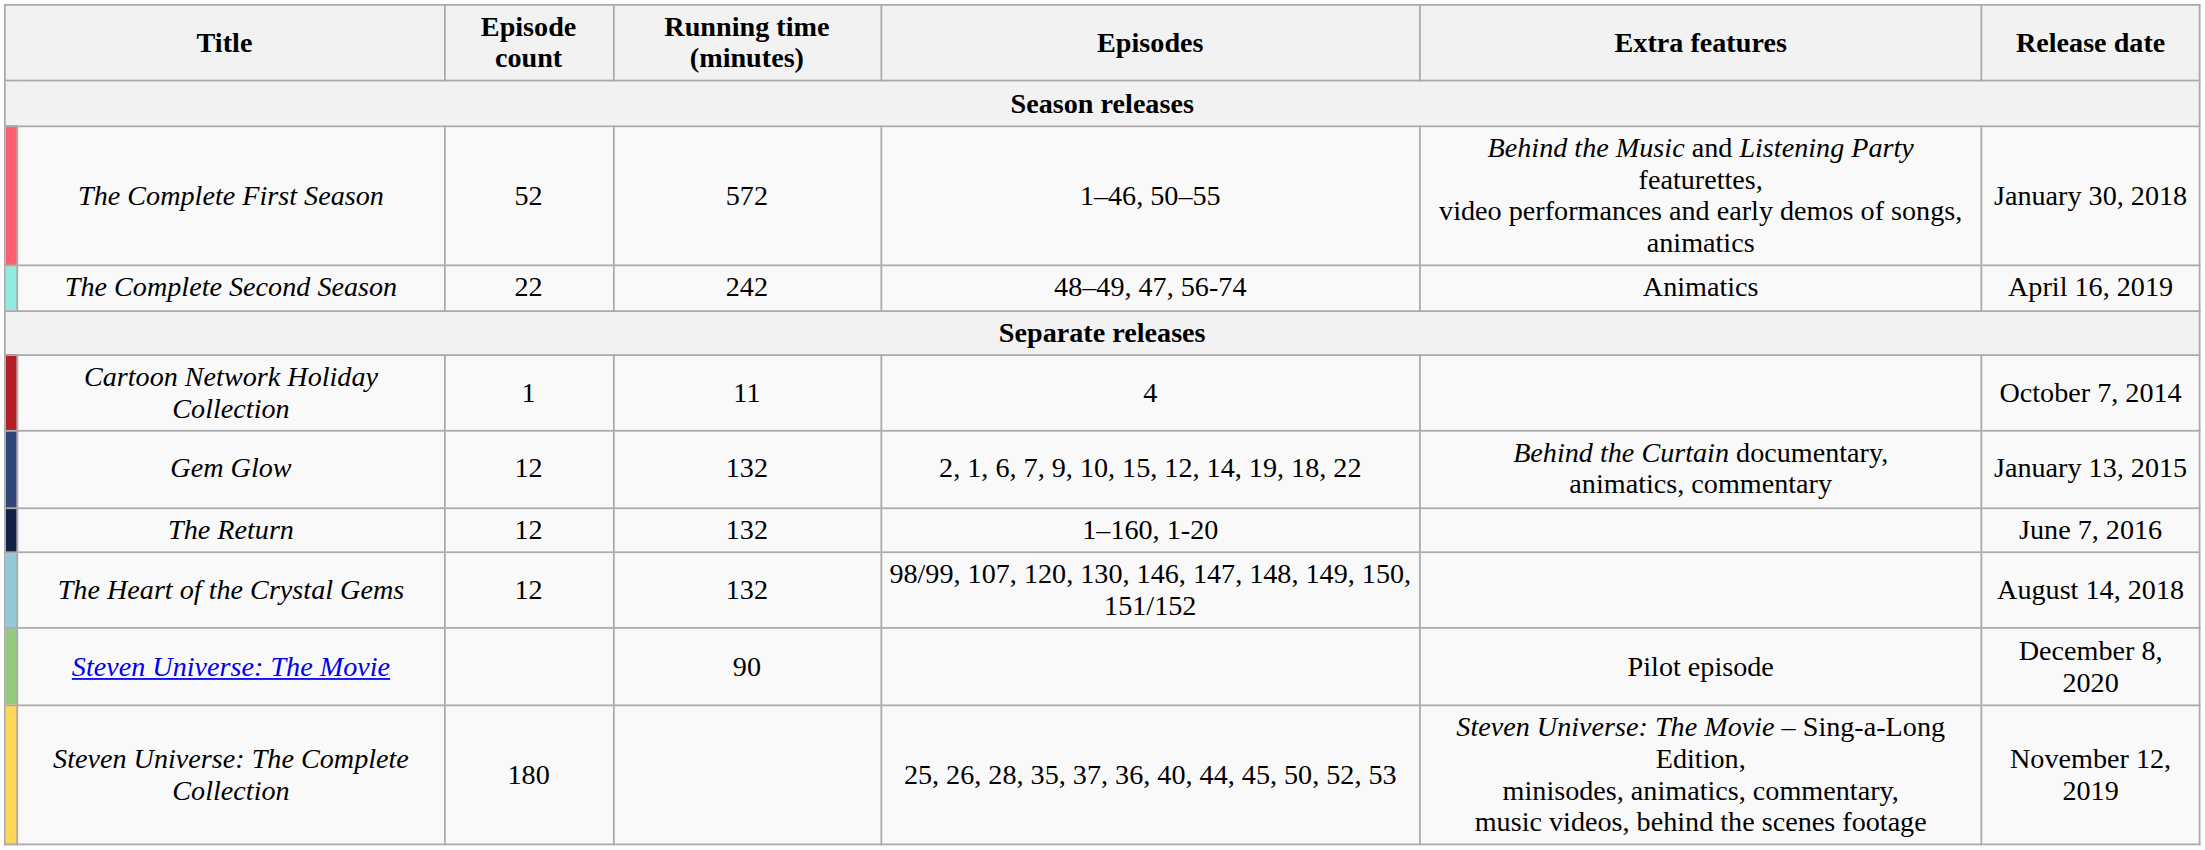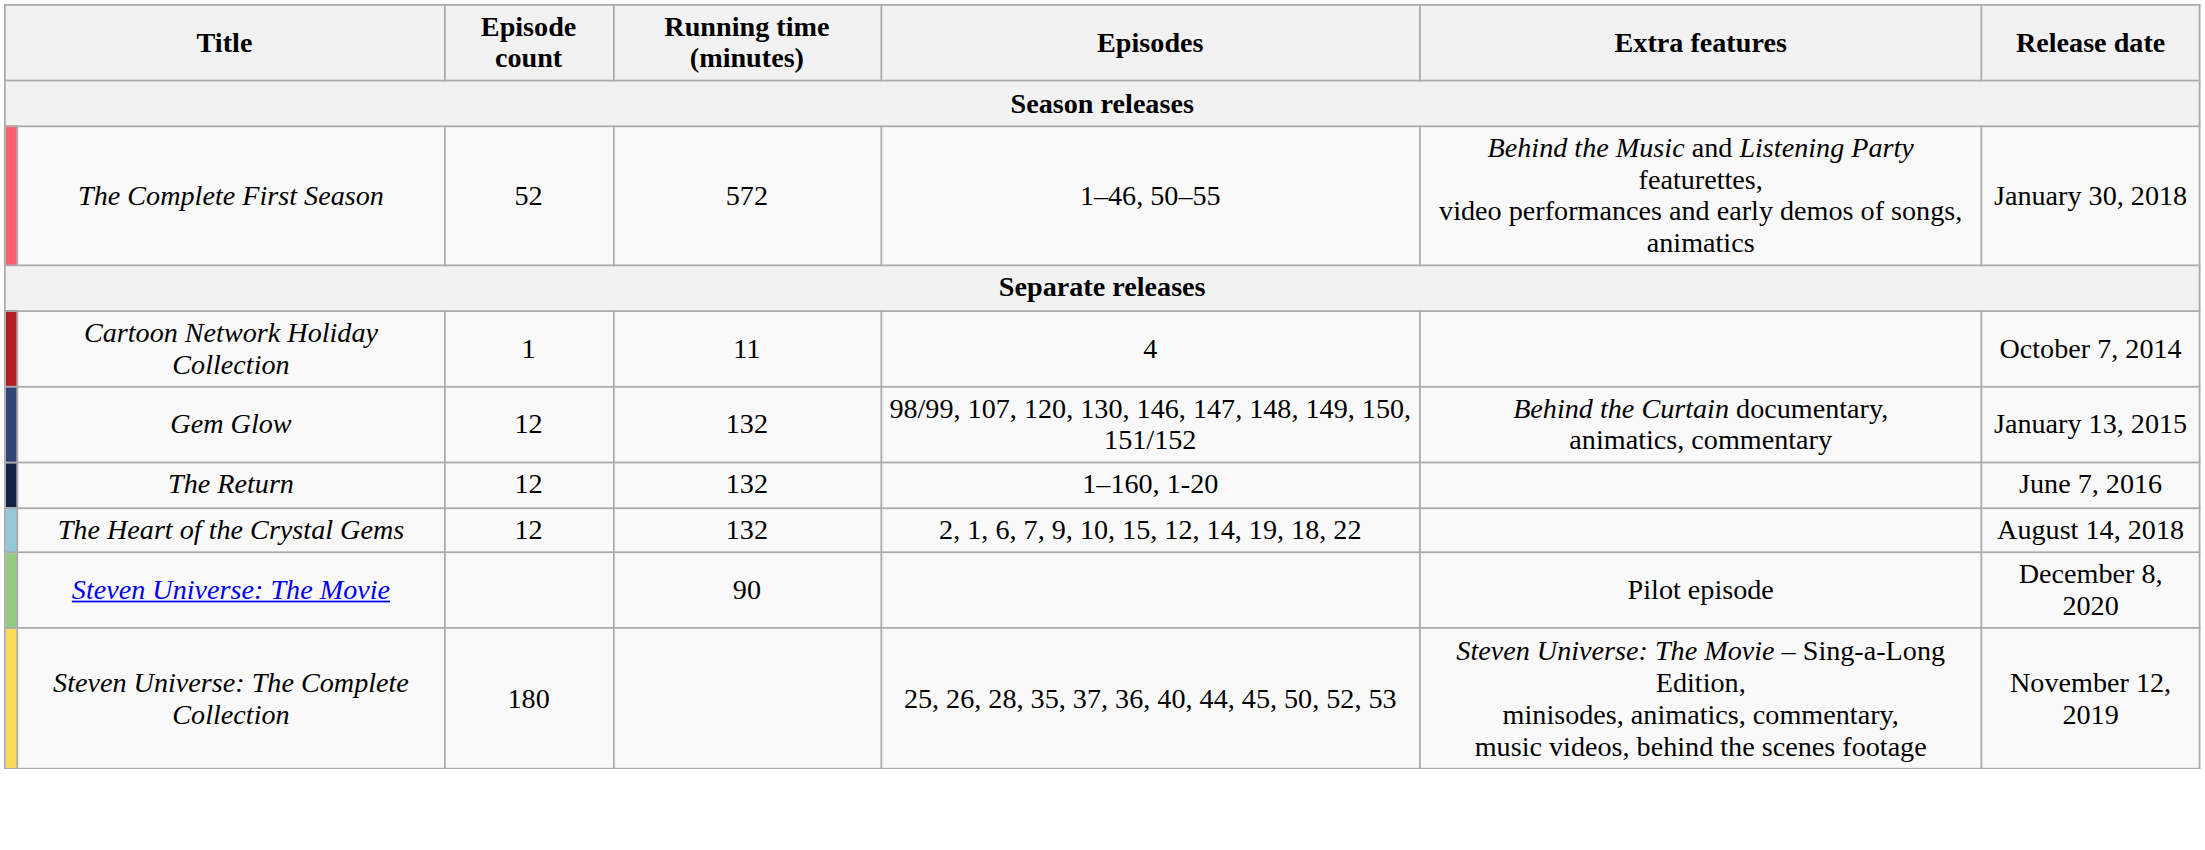- row: (231, 287)
(1150, 469) 2, 1, 6, 7, 9, 10, 15, 12, 14, 19, 18, 22 -> (1150, 424) 98/99, 107, 120, 130, 146, 147, 148, 149, 150, 151/152
(1150, 590) 98/99, 107, 120, 130, 146, 147, 148, 149, 150, 151/152 -> (1150, 529) 2, 1, 6, 7, 9, 10, 15, 12, 14, 19, 18, 22
